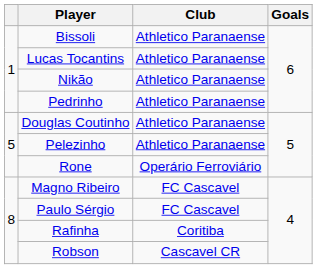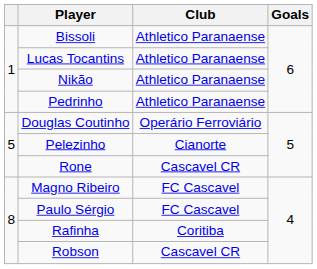(200, 123) Athletico Paranaense -> (200, 123) Operário Ferroviário
(200, 144) Athletico Paranaense -> (200, 144) Cianorte
(200, 166) Operário Ferroviário -> (200, 166) Cascavel CR
